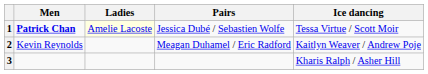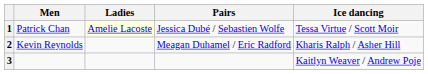(46, 28) bold -> (43, 28) normal
(358, 45) Kaitlyn Weaver / Andrew Poje -> (348, 45) Kharis Ralph / Asher Hill
(348, 61) Kharis Ralph / Asher Hill -> (358, 61) Kaitlyn Weaver / Andrew Poje
